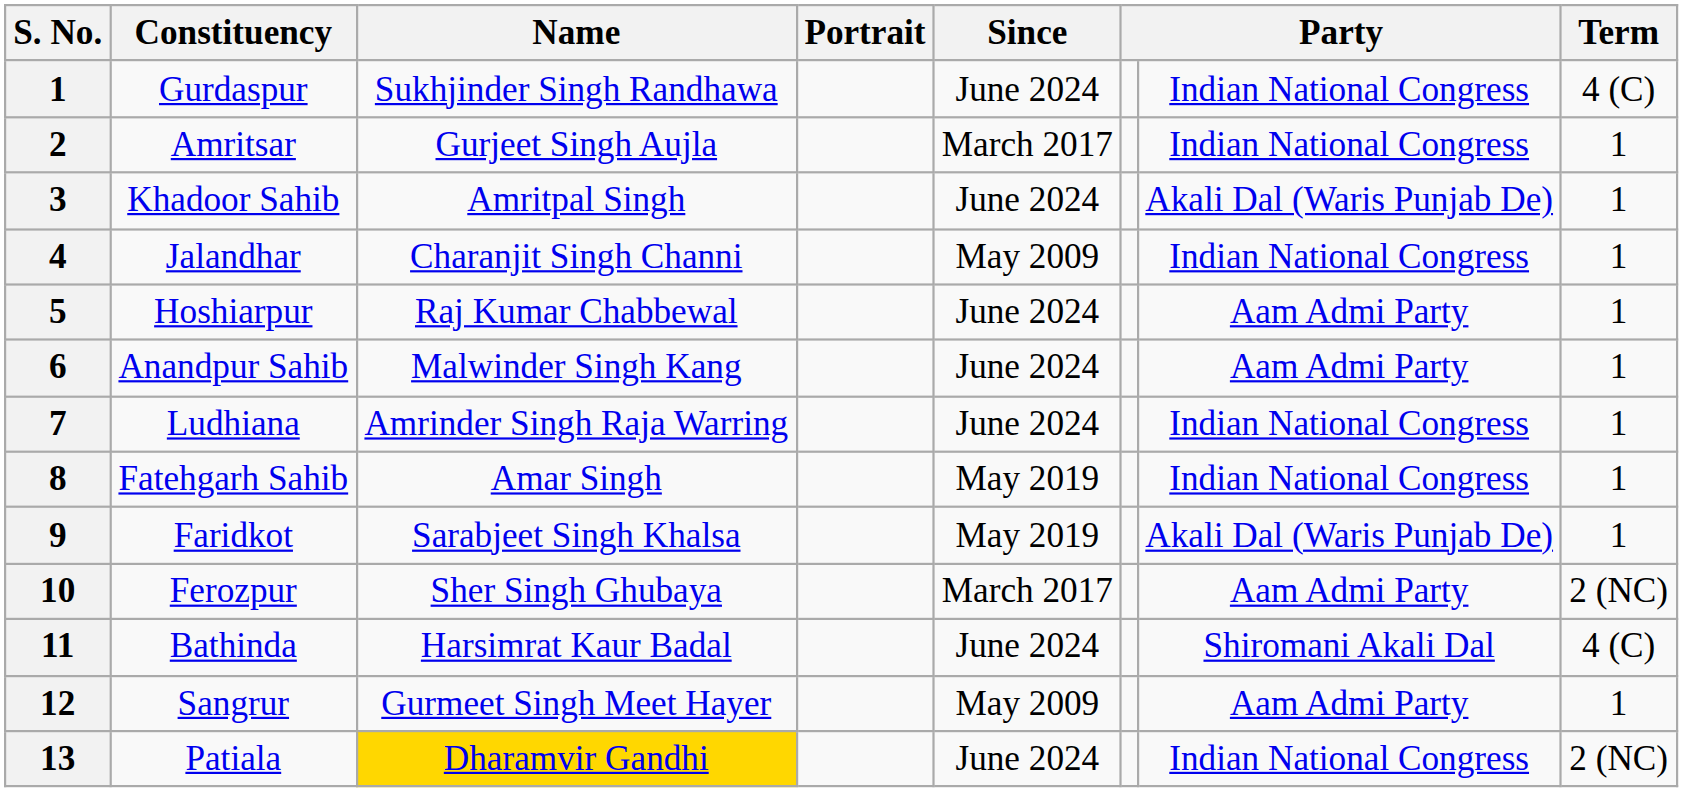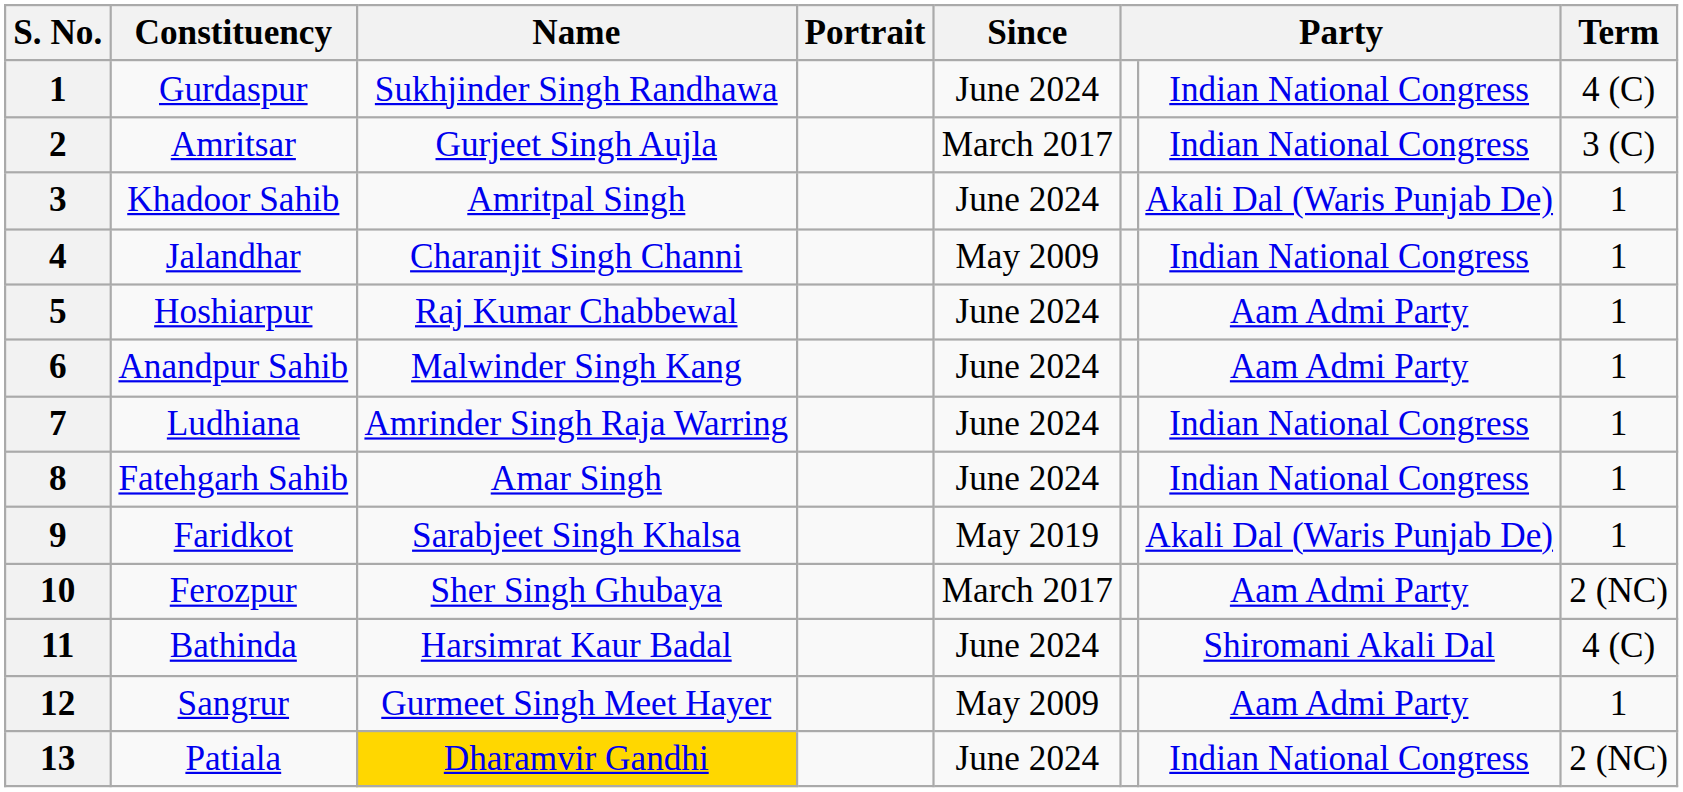(1619, 144) 1 -> (1619, 144) 3 (C)
(1027, 479) May 2019 -> (1027, 479) June 2024
